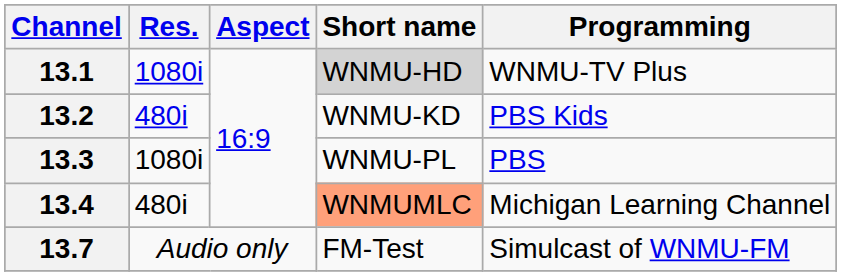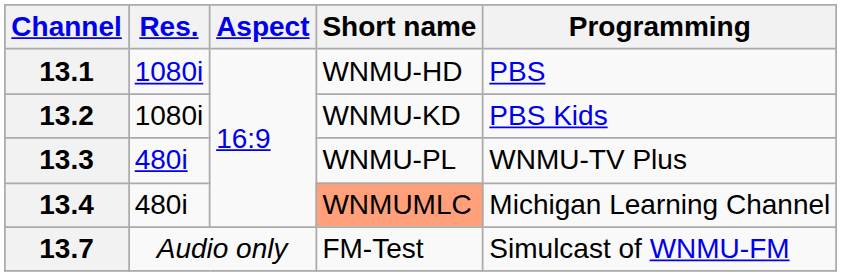(392, 71) lightgrey background -> (392, 71) no background
(588, 71) WNMU-TV Plus -> (517, 71) PBS
(161, 115) 480i -> (169, 115) 1080i
(169, 159) 1080i -> (161, 159) 480i
(517, 159) PBS -> (588, 159) WNMU-TV Plus
